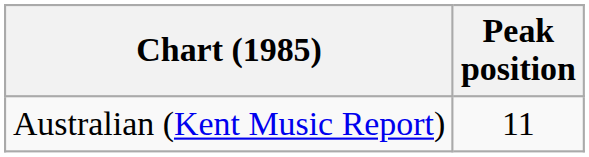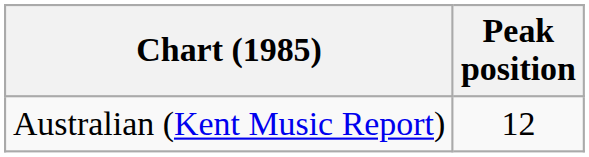(518, 123) 11 -> (518, 123) 12
